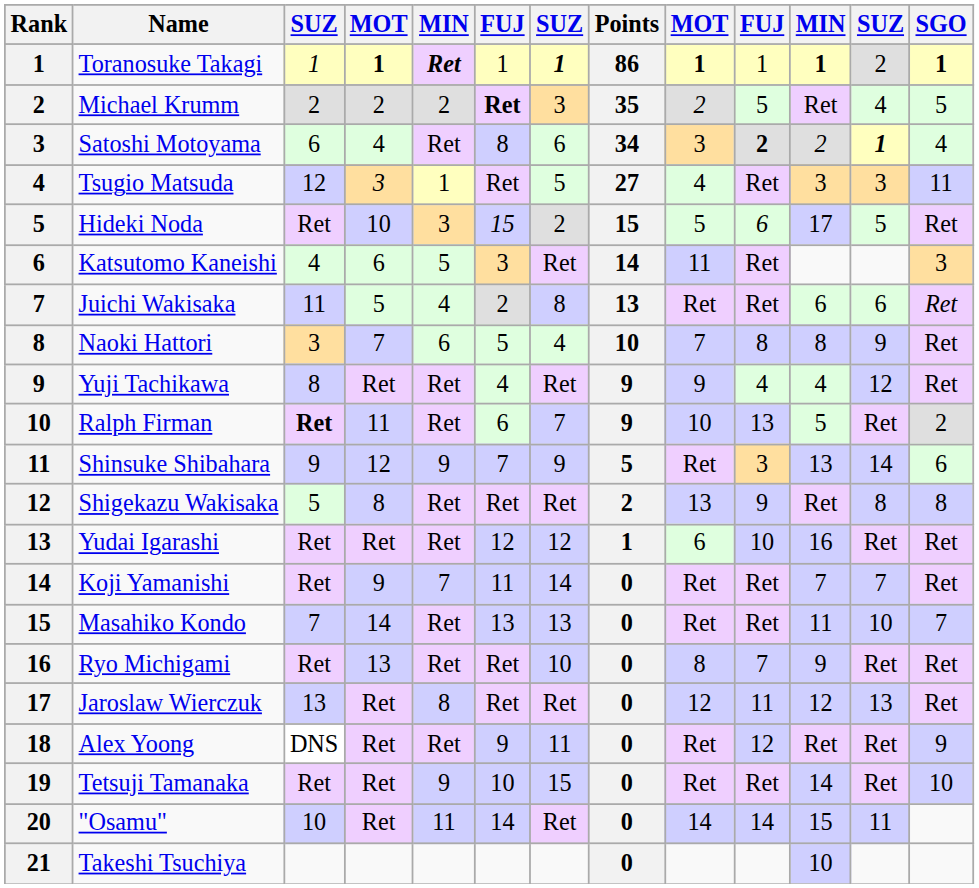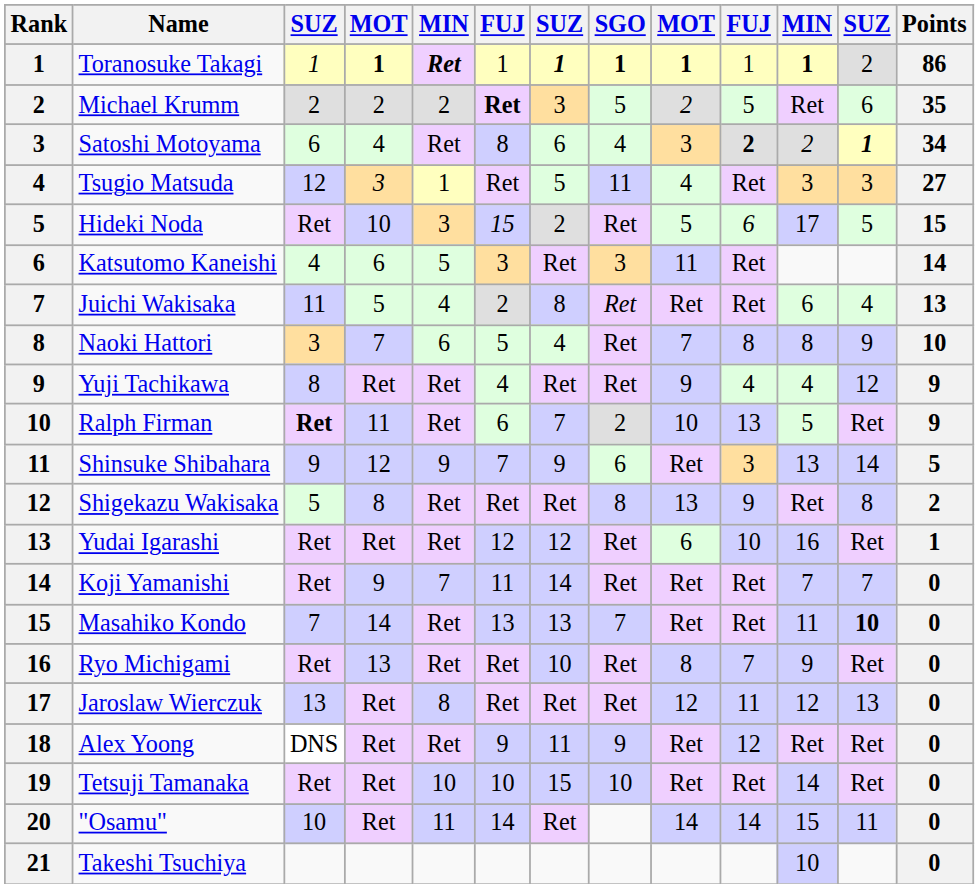columns swapped: (941, 24) <-> (627, 24)
(880, 103) 4 -> (867, 103) 6
(880, 303) 6 -> (867, 303) 4
(880, 623) normal -> (867, 623) bold
(444, 782) 9 -> (444, 782) 10
